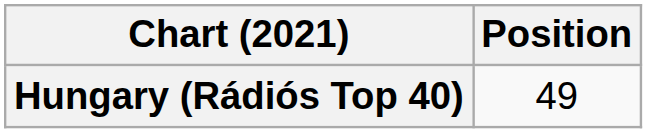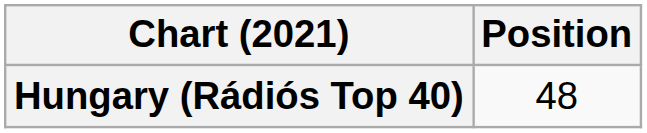(557, 95) 49 -> (557, 95) 48
